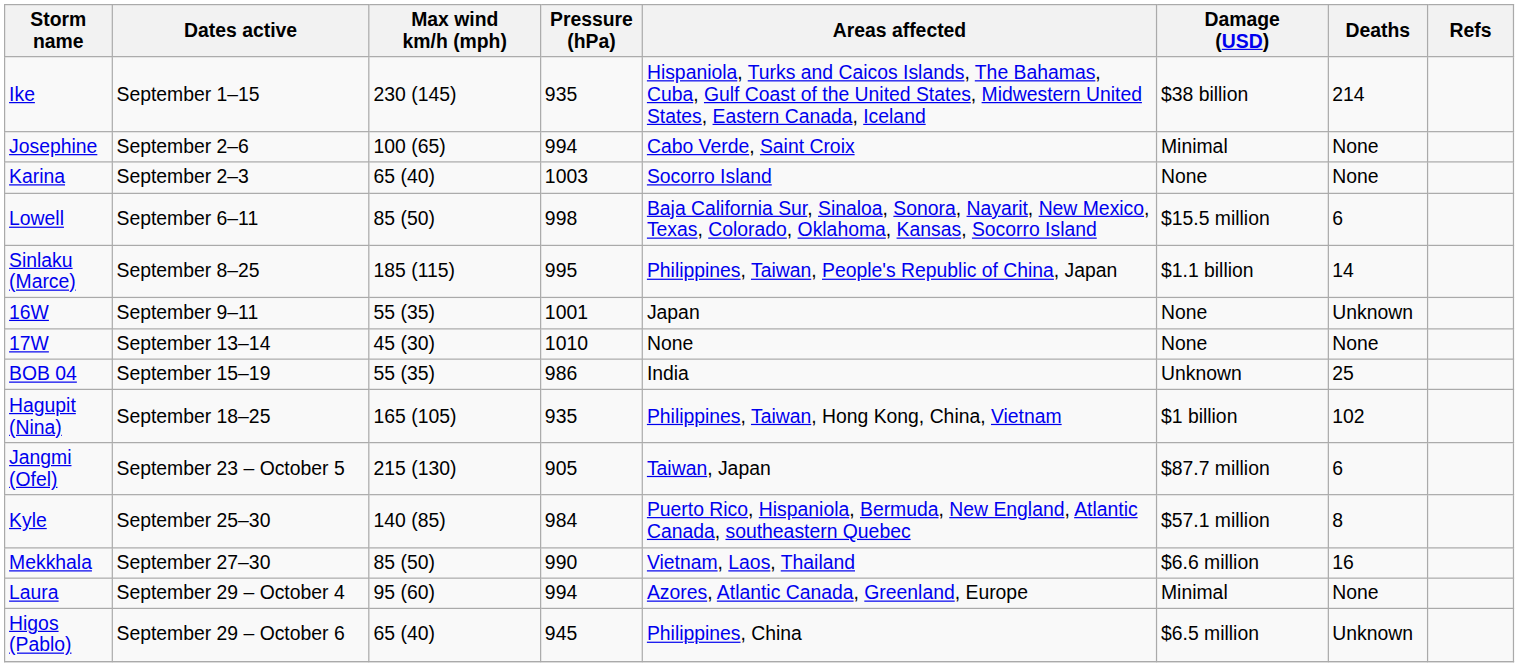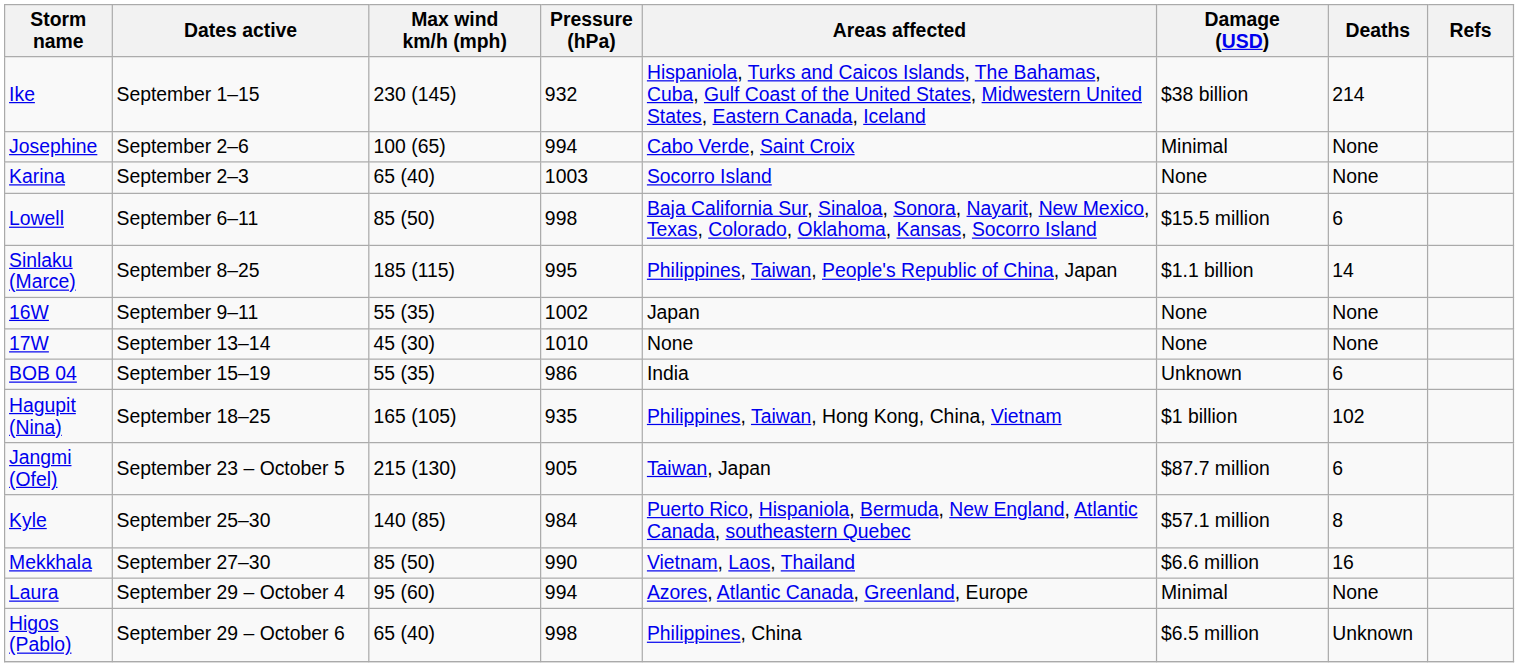(561, 94) 935 -> (561, 94) 932
(566, 312) 1001 -> (566, 312) 1002
(1373, 312) Unknown -> (1355, 312) None
(1343, 374) 25 -> (1338, 374) 6
(561, 634) 945 -> (561, 634) 998
